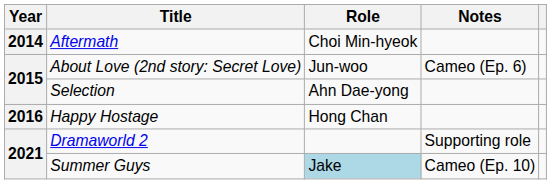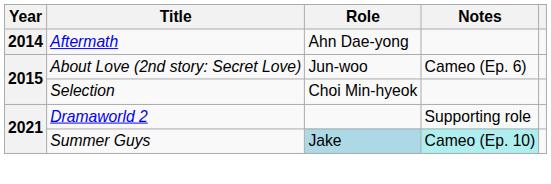(363, 41) Choi Min-hyeok -> (359, 41) Ahn Dae-yong
(359, 91) Ahn Dae-yong -> (363, 91) Choi Min-hyeok
- row: (104, 116)
(480, 166) no background -> (480, 141) paleturquoise background
